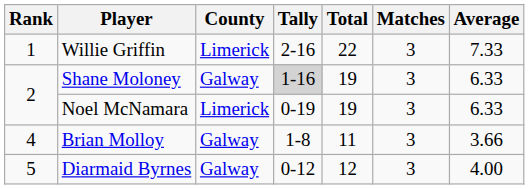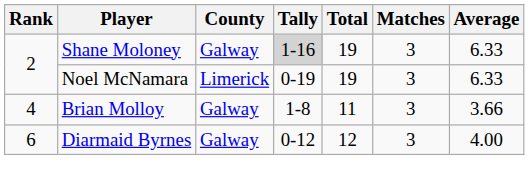- row: (113, 49)
(31, 169) 5 -> (31, 139) 6
